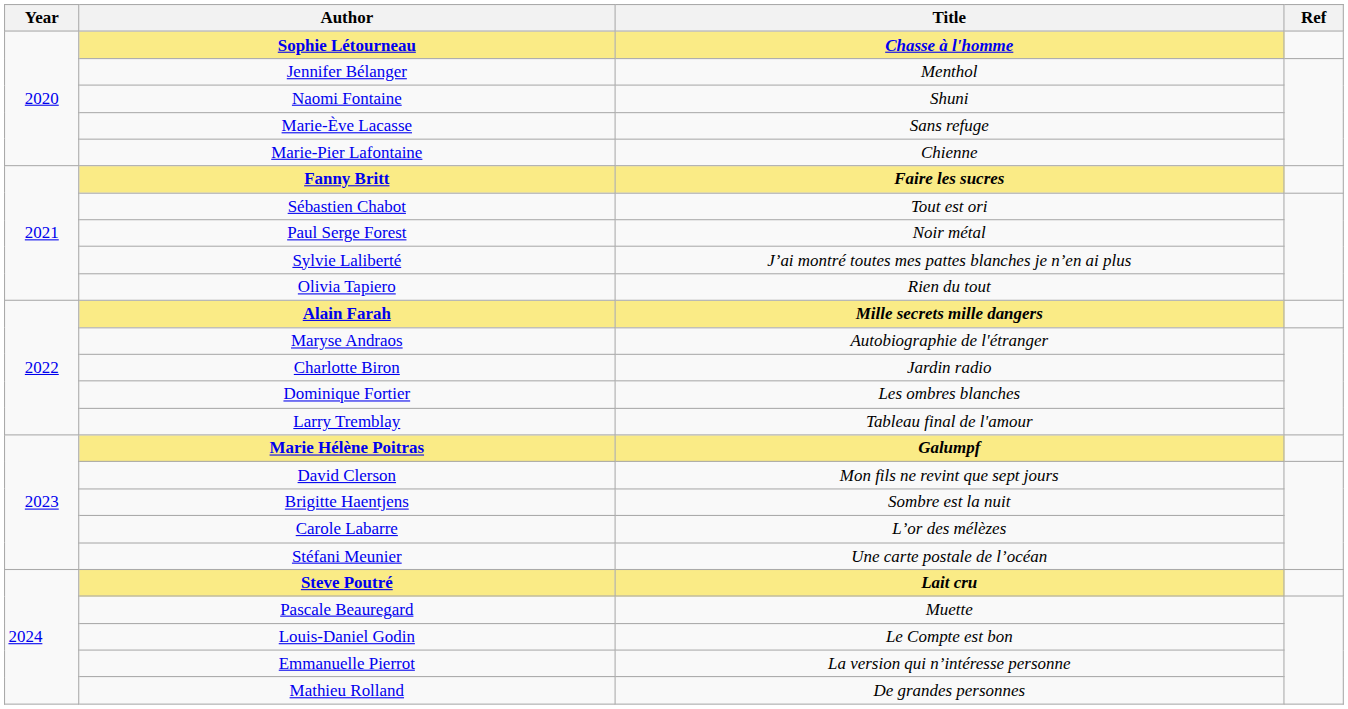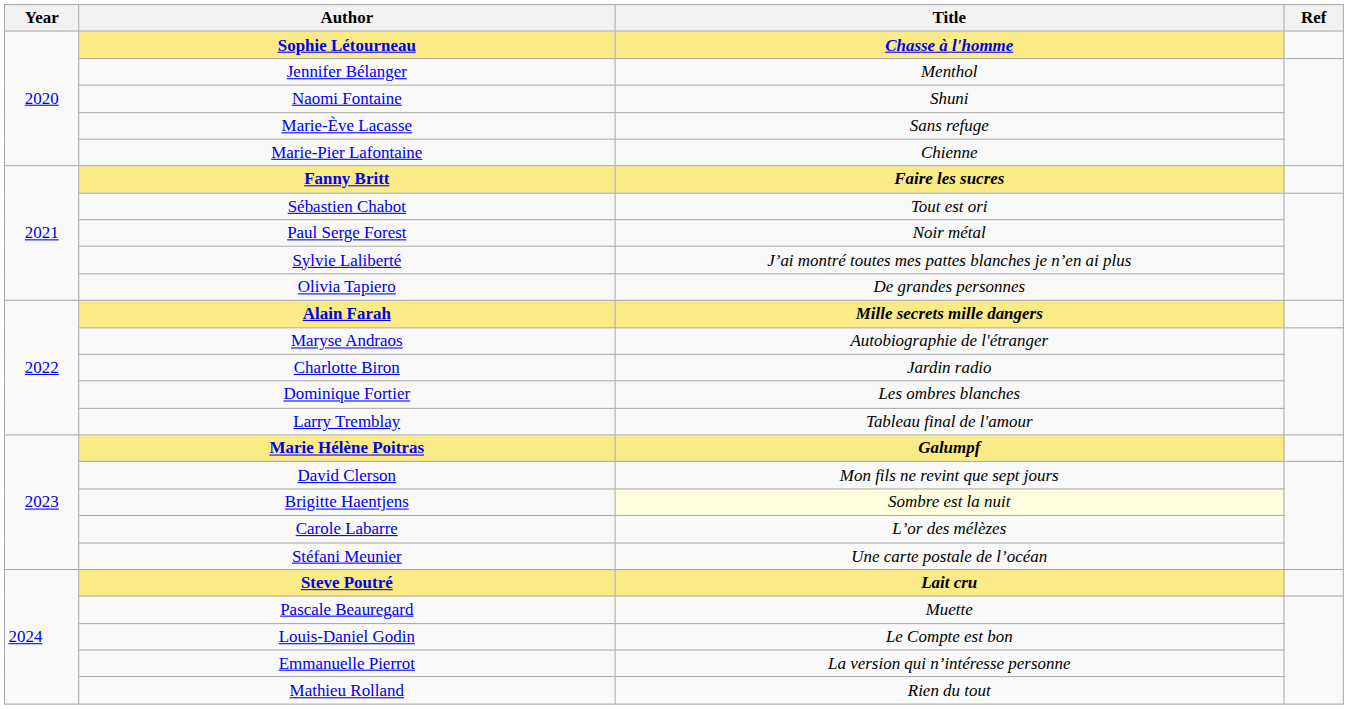(949, 286) Rien du tout -> (949, 286) De grandes personnes
(949, 502) no background -> (949, 502) lightyellow background
(949, 690) De grandes personnes -> (949, 690) Rien du tout
